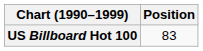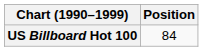(169, 35) 83 -> (169, 35) 84
